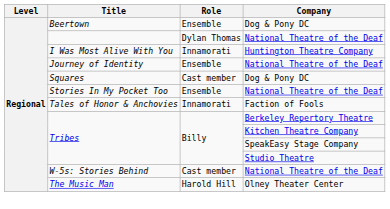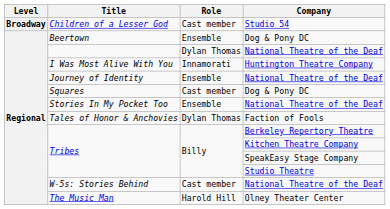+ row: (109, 24)
(206, 104) Innamorati -> (211, 118) Dylan Thomas
